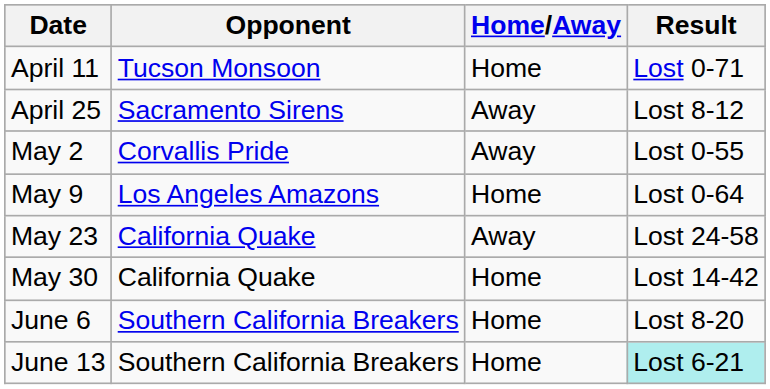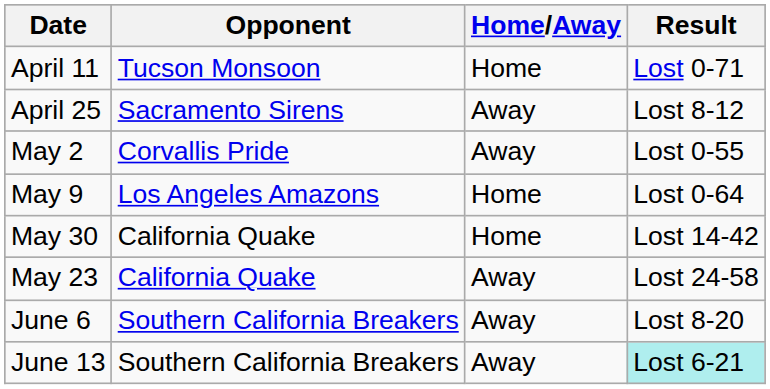rows swapped: (55, 236) <-> (55, 278)
(506, 320) Home -> (503, 320) Away
(506, 362) Home -> (503, 362) Away
